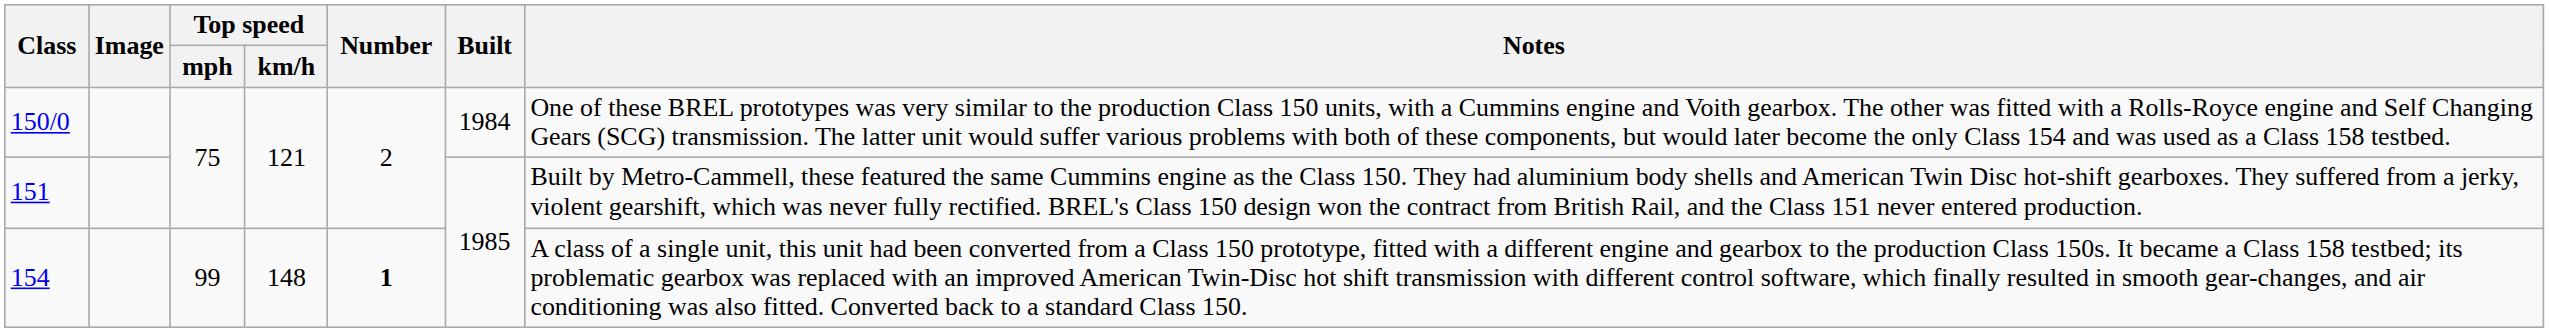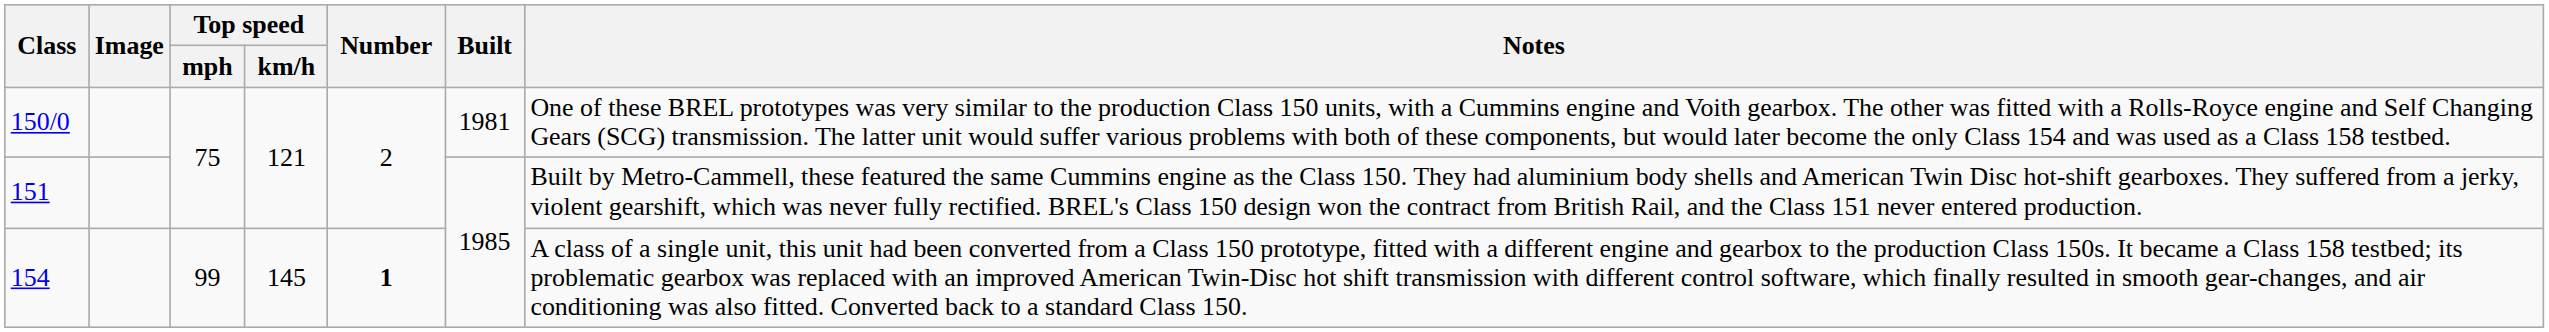(485, 121) 1984 -> (485, 121) 1981
(286, 276) 148 -> (286, 276) 145
